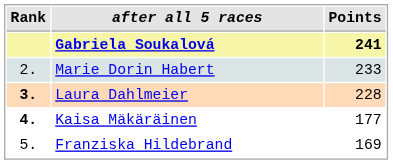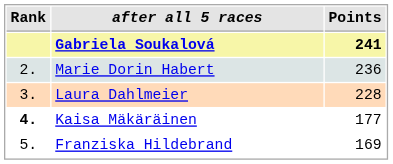(368, 70) 233 -> (368, 70) 236
(28, 95) bold -> (28, 95) normal
